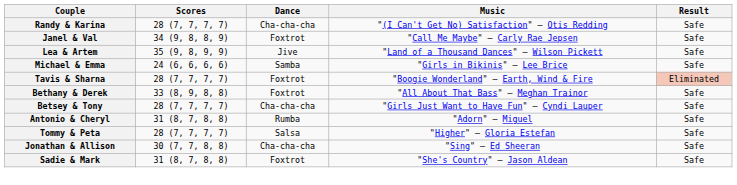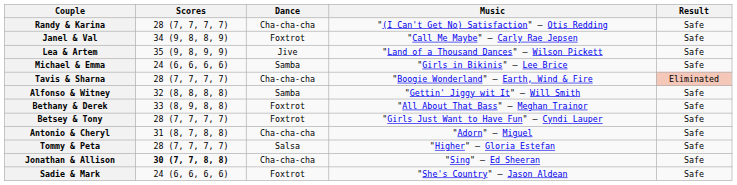(288, 79) Foxtrot -> (288, 79) Cha-cha-cha
+ row: (70, 92)
(288, 106) Cha-cha-cha -> (288, 120) Foxtrot
(288, 120) Rumba -> (288, 133) Cha-cha-cha
(191, 147) normal -> (191, 160) bold
(191, 160) 31 (8, 7, 8, 8) -> (191, 174) 24 (6, 6, 6, 6)
